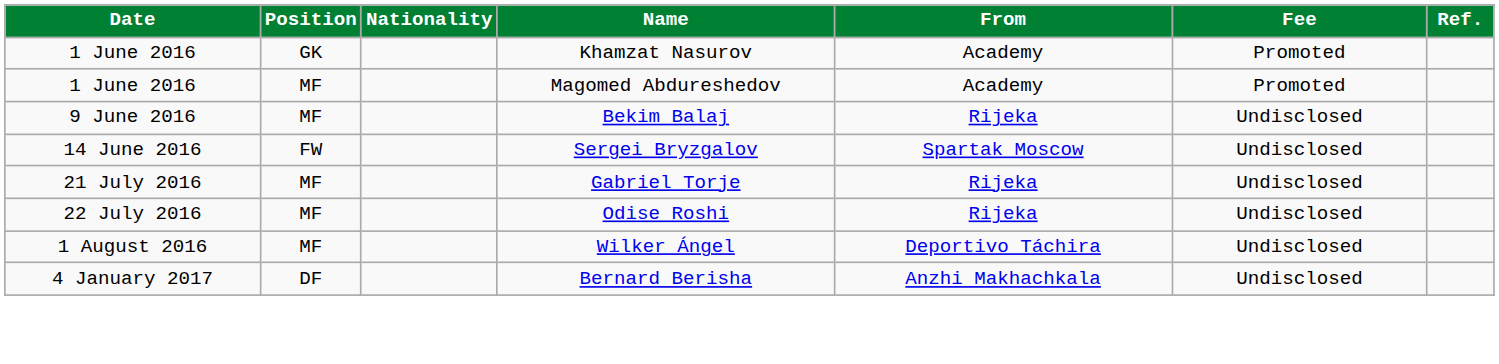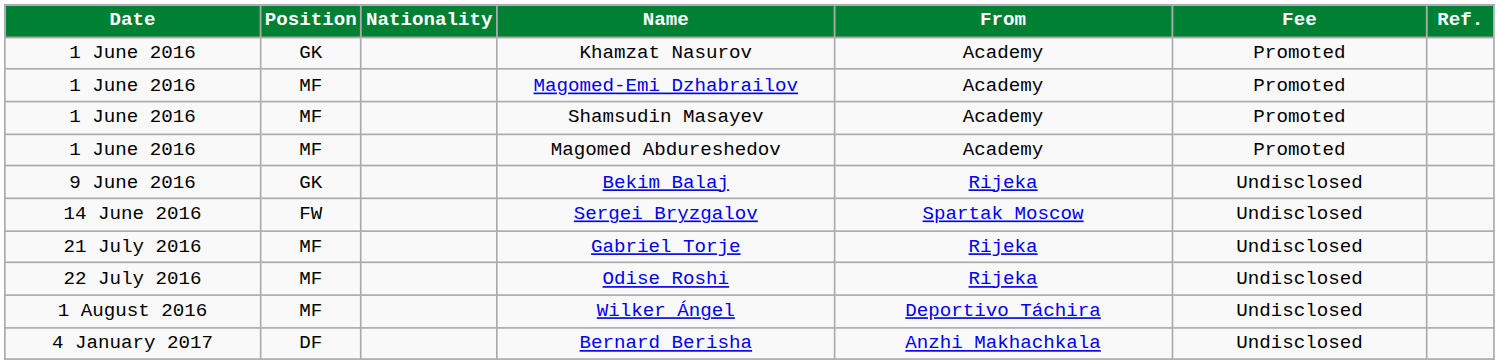+ row: (666, 85)
+ row: (666, 117)
(311, 117) MF -> (311, 182) GK
